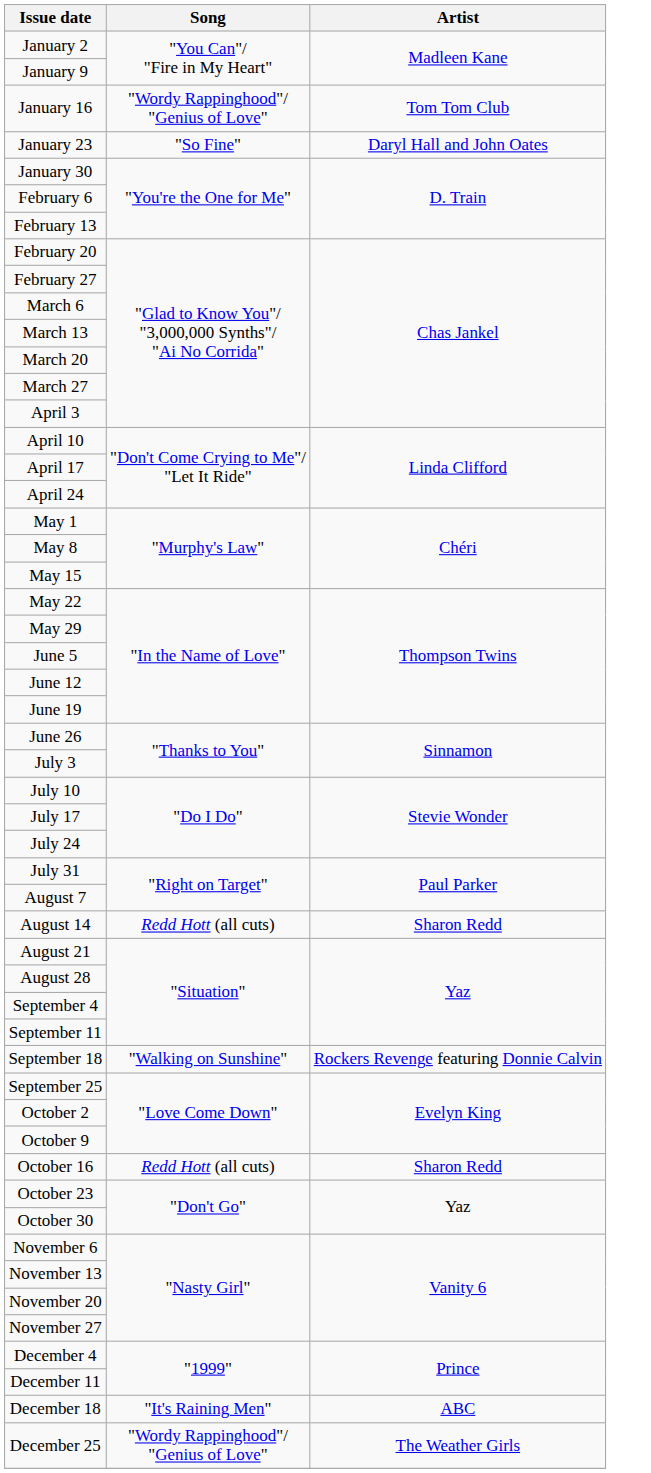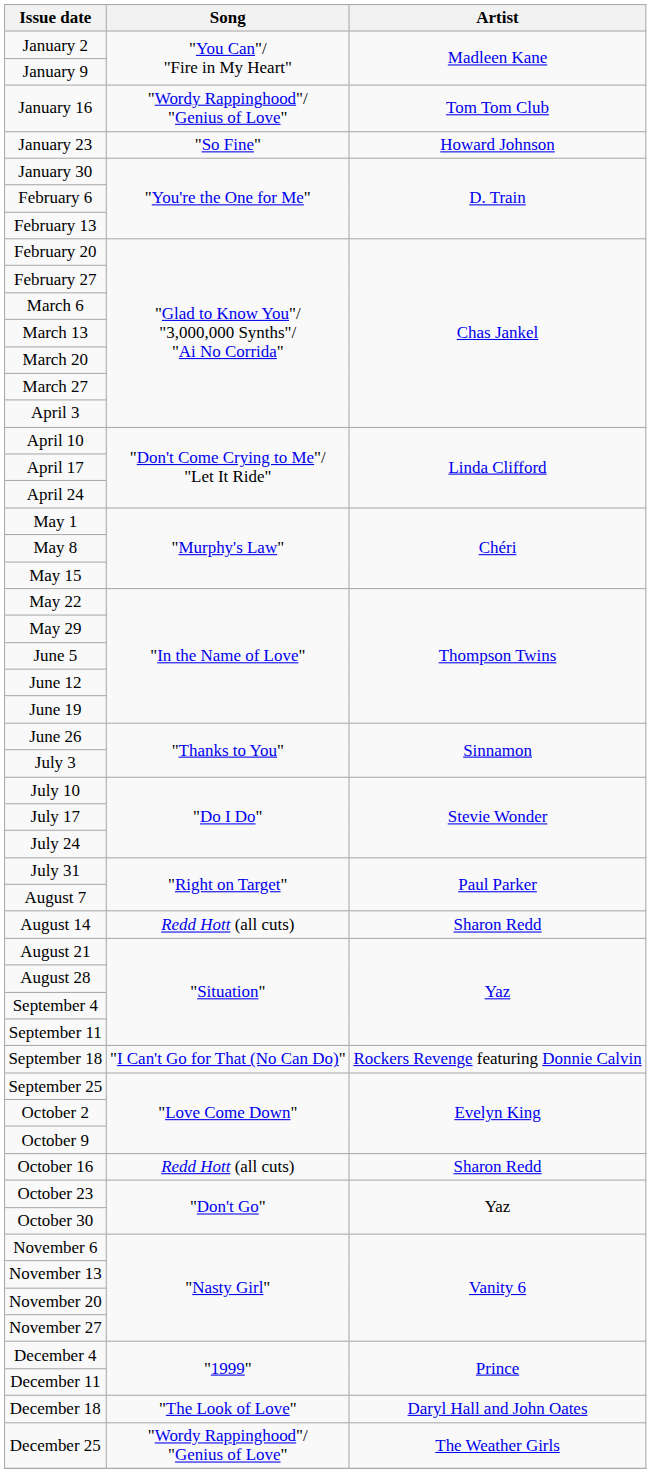(458, 144) Daryl Hall and John Oates -> (498, 144) Howard Johnson
(208, 1059) "Walking on Sunshine" -> (228, 1059) "I Can't Go for That (No Can Do)"
(208, 1408) "It's Raining Men" -> (228, 1408) "The Look of Love"
(458, 1408) ABC -> (498, 1408) Daryl Hall and John Oates
